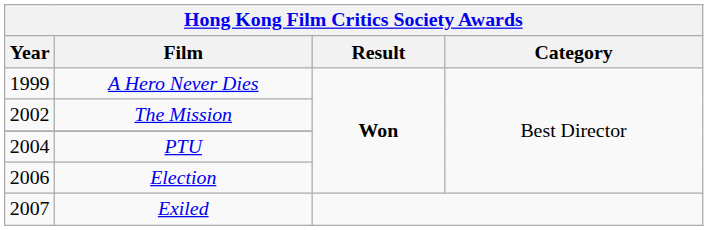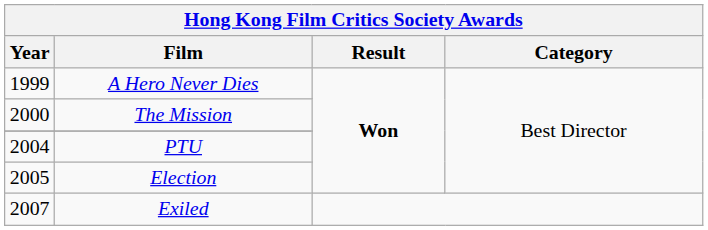(30, 114) 2002 -> (30, 114) 2000
(30, 177) 2006 -> (30, 177) 2005
